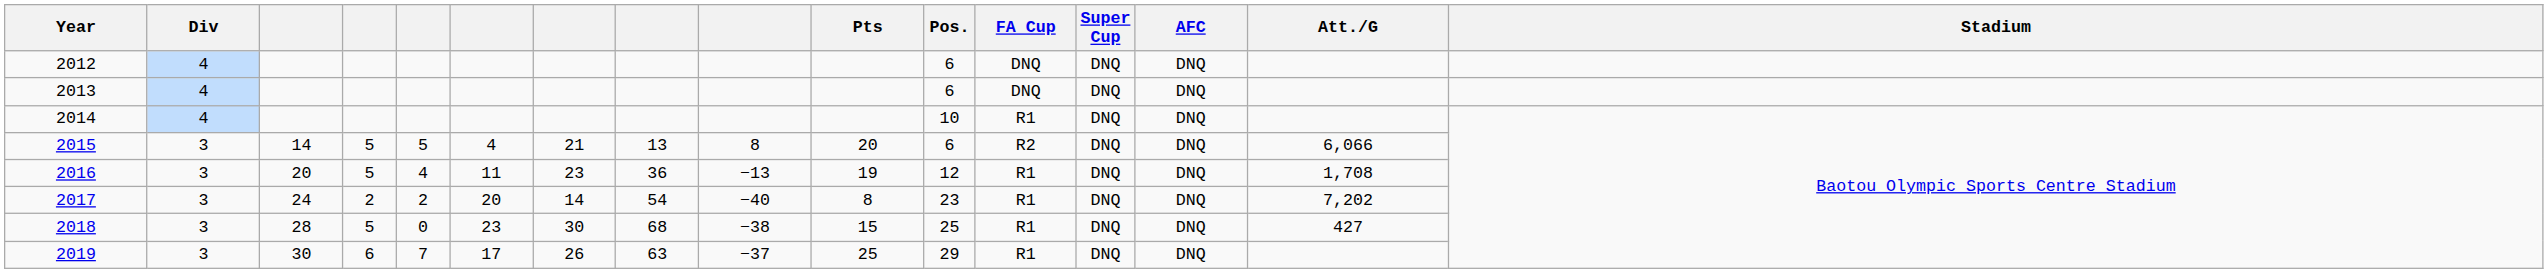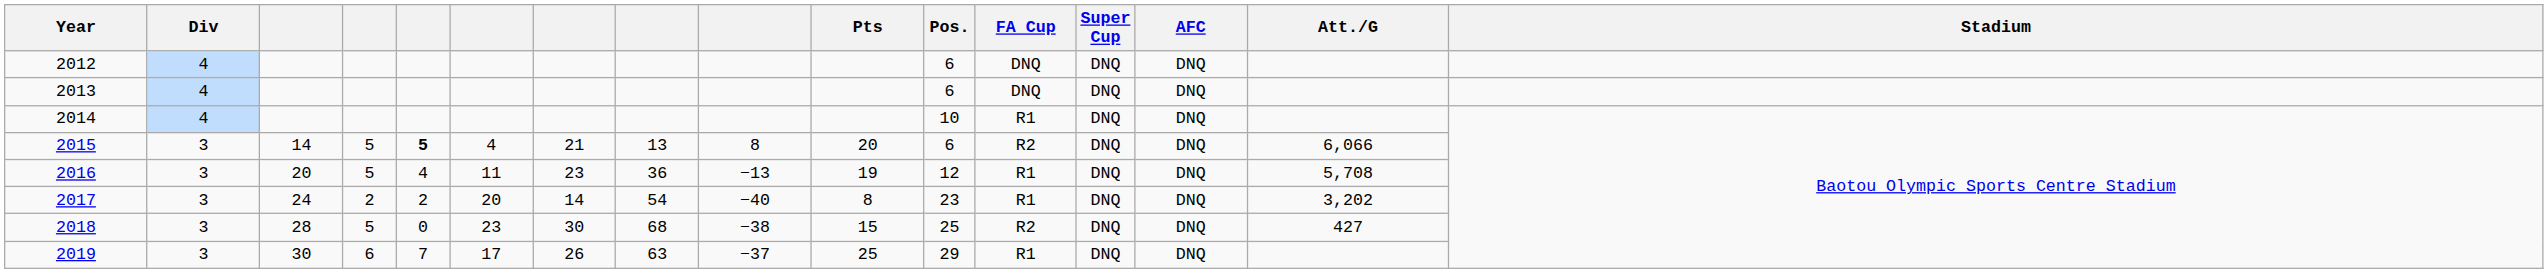(423, 146) normal -> (423, 146) bold
(1348, 173) 1,708 -> (1348, 173) 5,708
(1348, 200) 7,202 -> (1348, 200) 3,202
(1026, 227) R1 -> (1026, 227) R2
